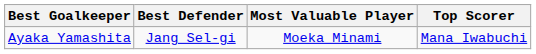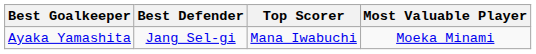columns swapped: (474, 16) <-> (332, 16)
